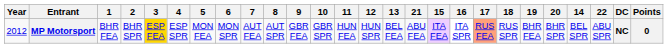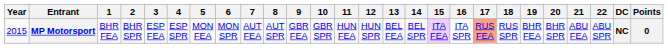columns swapped: (579, 11) <-> (416, 11)
(17, 30) 2012 -> (17, 30) 2015
(156, 30) gold background -> (156, 30) no background
